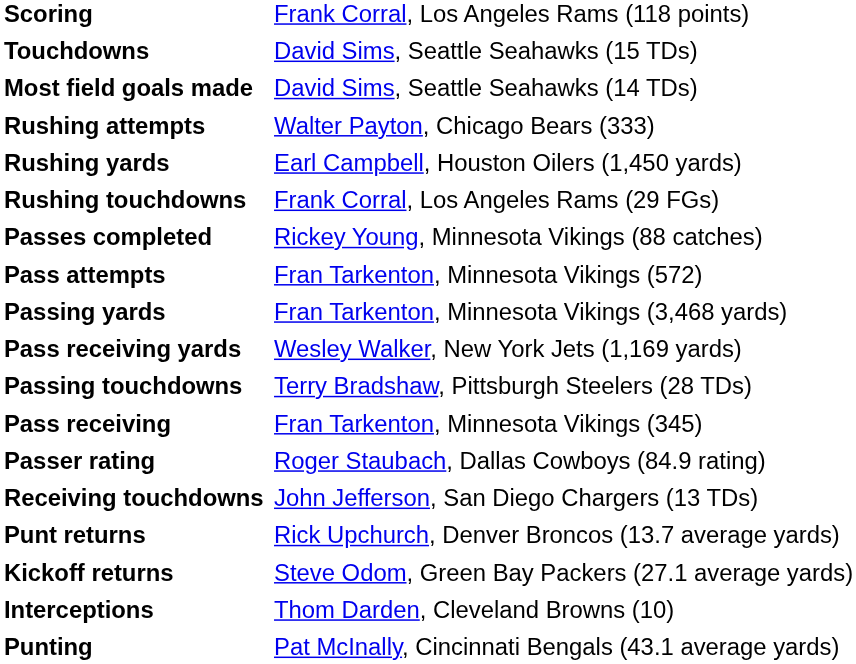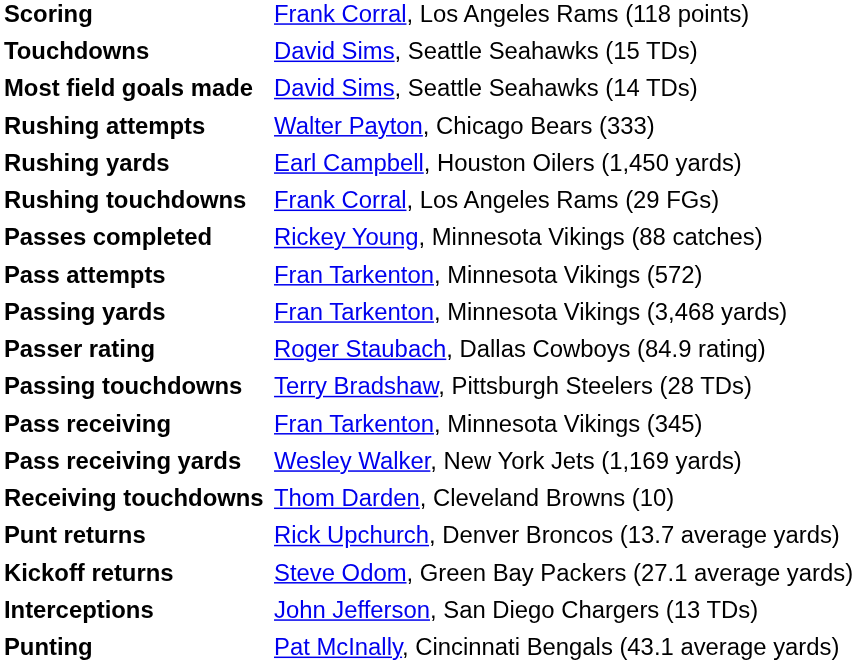rows swapped: (79, 461) <-> (123, 349)
(516, 498) John Jefferson, San Diego Chargers (13 TDs) -> (474, 498) Thom Darden, Cleveland Browns (10)
(474, 610) Thom Darden, Cleveland Browns (10) -> (516, 610) John Jefferson, San Diego Chargers (13 TDs)
